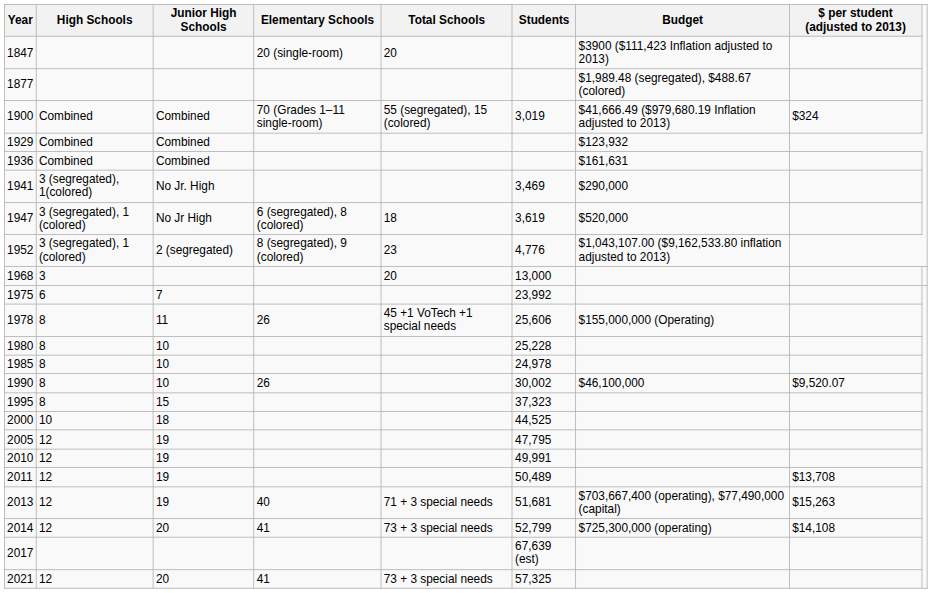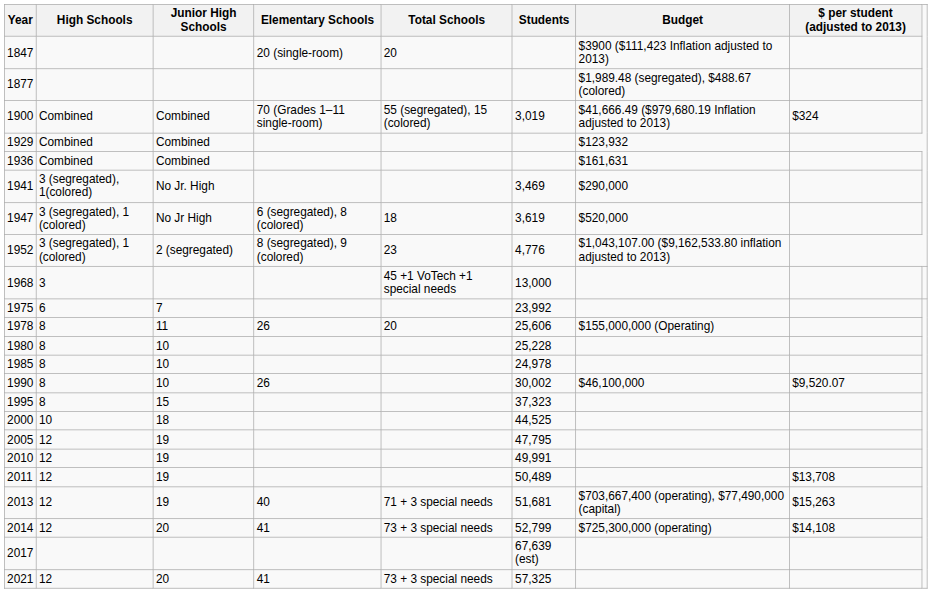(390, 276) 20 -> (428, 282) 45 +1 VoTech +1 special needs
(428, 320) 45 +1 VoTech +1 special needs -> (390, 327) 20
